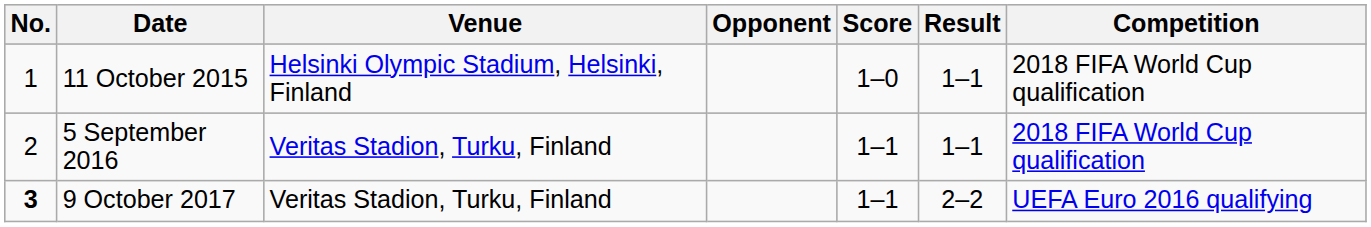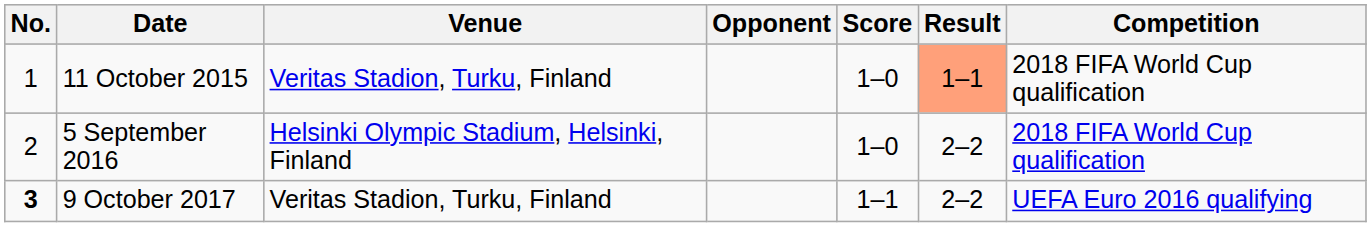(466, 78) Helsinki Olympic Stadium, Helsinki, Finland -> (441, 78) Veritas Stadion, Turku, Finland
(962, 78) no background -> (962, 78) lightsalmon background
(441, 146) Veritas Stadion, Turku, Finland -> (466, 146) Helsinki Olympic Stadium, Helsinki, Finland
(877, 146) 1–1 -> (877, 146) 1–0
(962, 146) 1–1 -> (962, 146) 2–2
